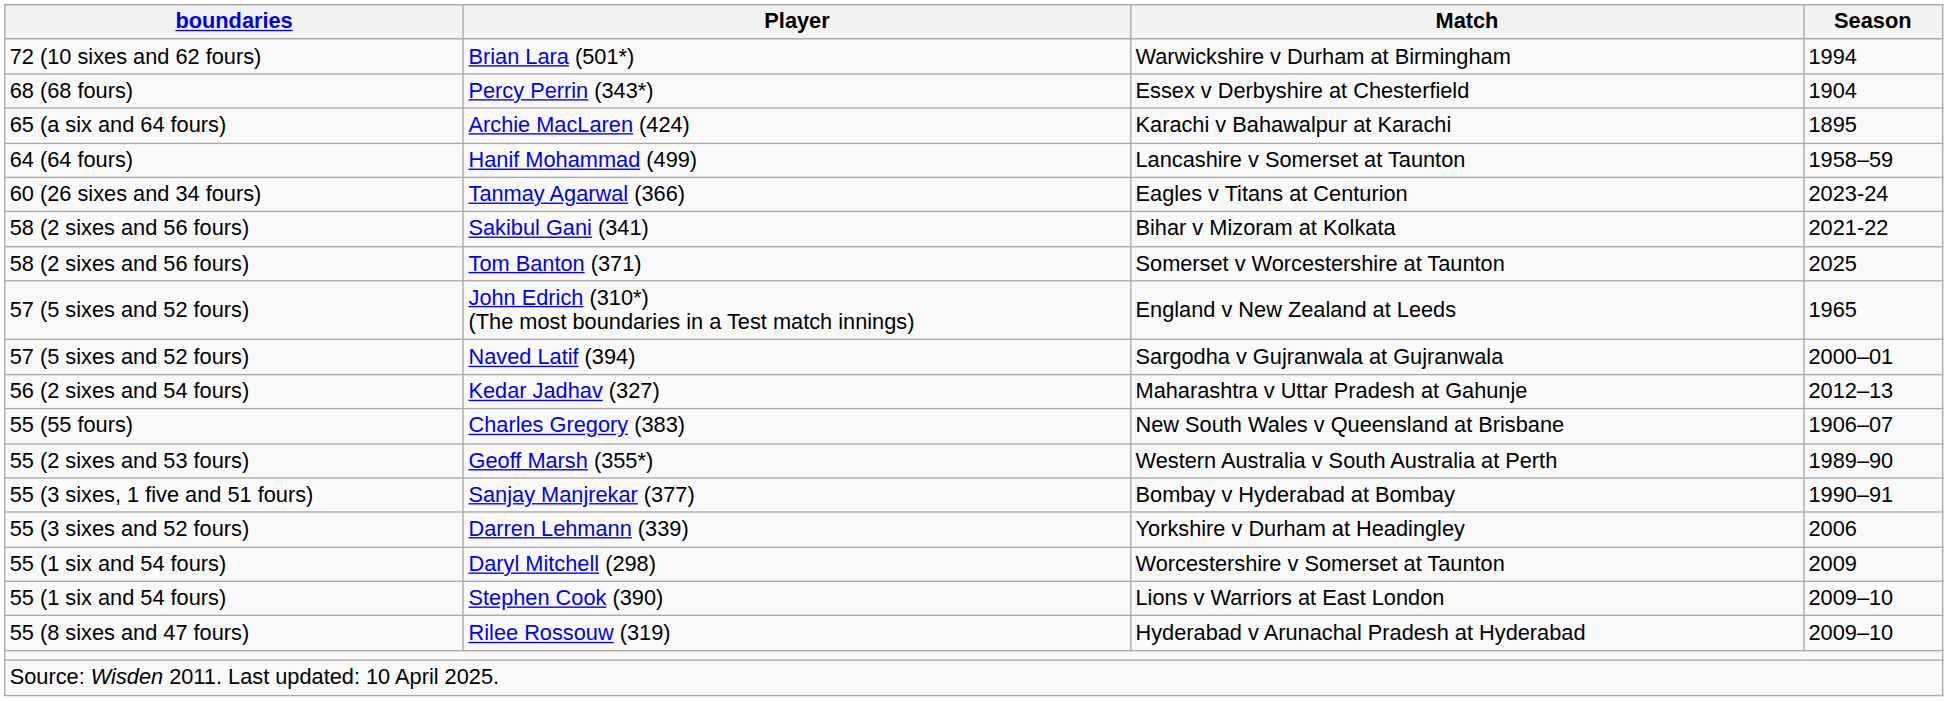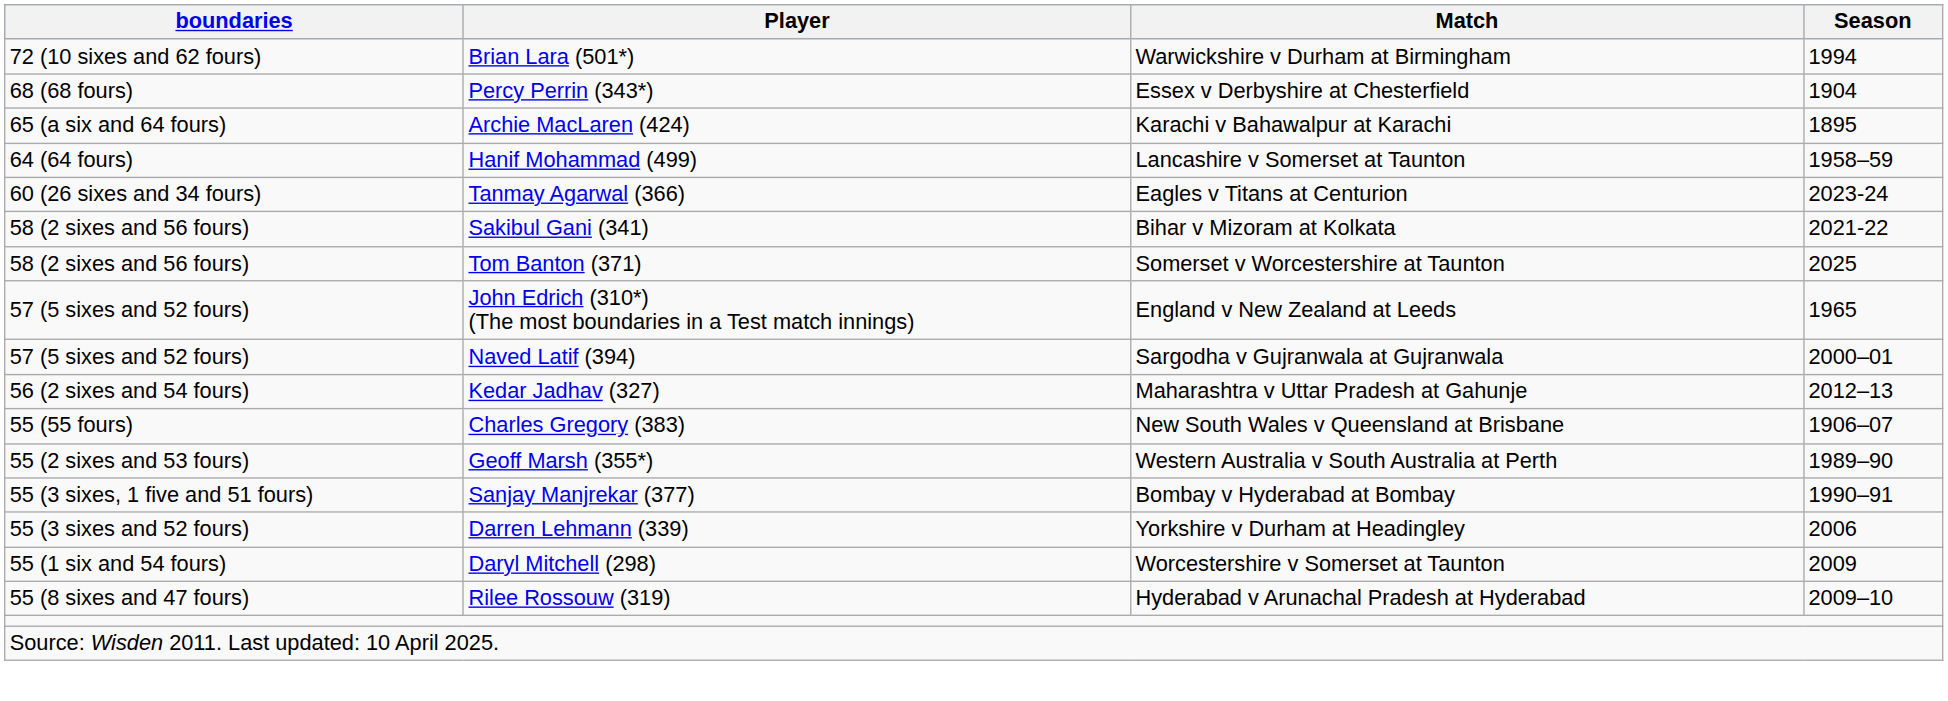- row: (566, 598)
